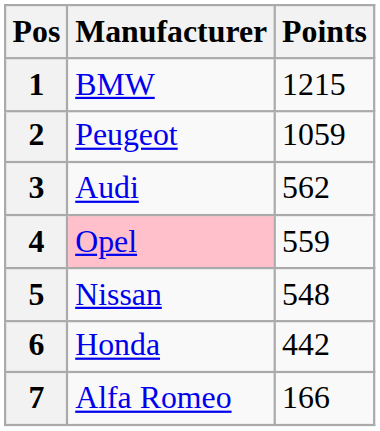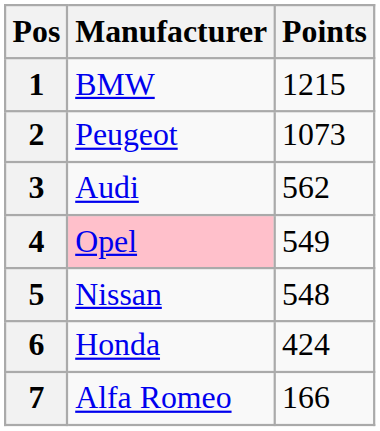(314, 136) 1059 -> (314, 136) 1073
(306, 241) 559 -> (306, 241) 549
(306, 346) 442 -> (306, 346) 424
